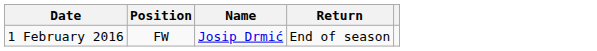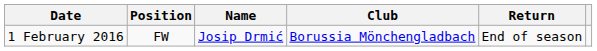+ column: (382, 15)
